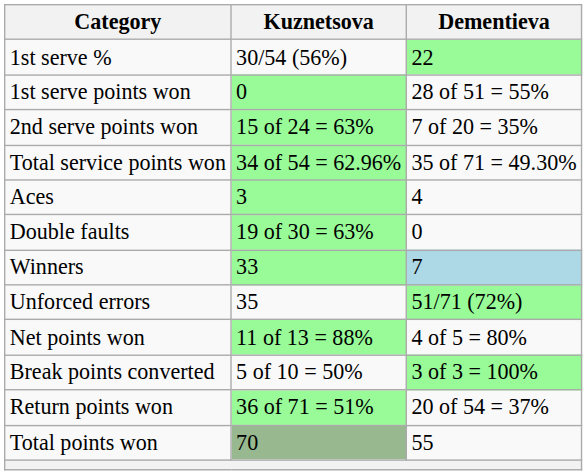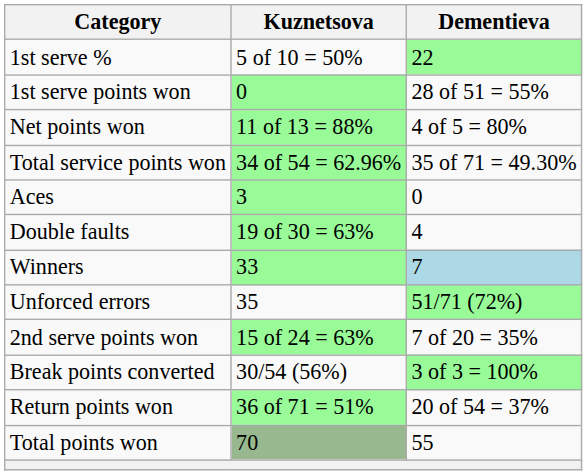(292, 57) 30/54 (56%) -> (299, 57) 5 of 10 = 50%
rows swapped: (104, 127) <-> (77, 337)
(417, 197) 4 -> (417, 197) 0
(417, 232) 0 -> (417, 232) 4
(299, 372) 5 of 10 = 50% -> (292, 372) 30/54 (56%)
